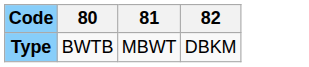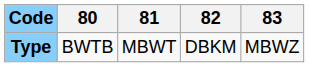+ column: (272, 18)
